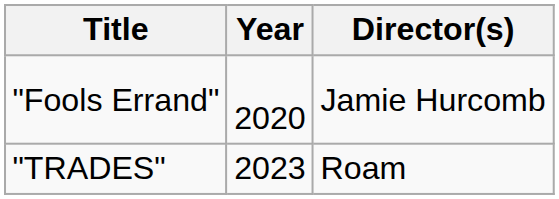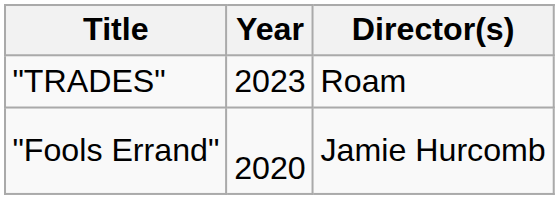rows swapped: (116, 99) <-> (89, 168)
